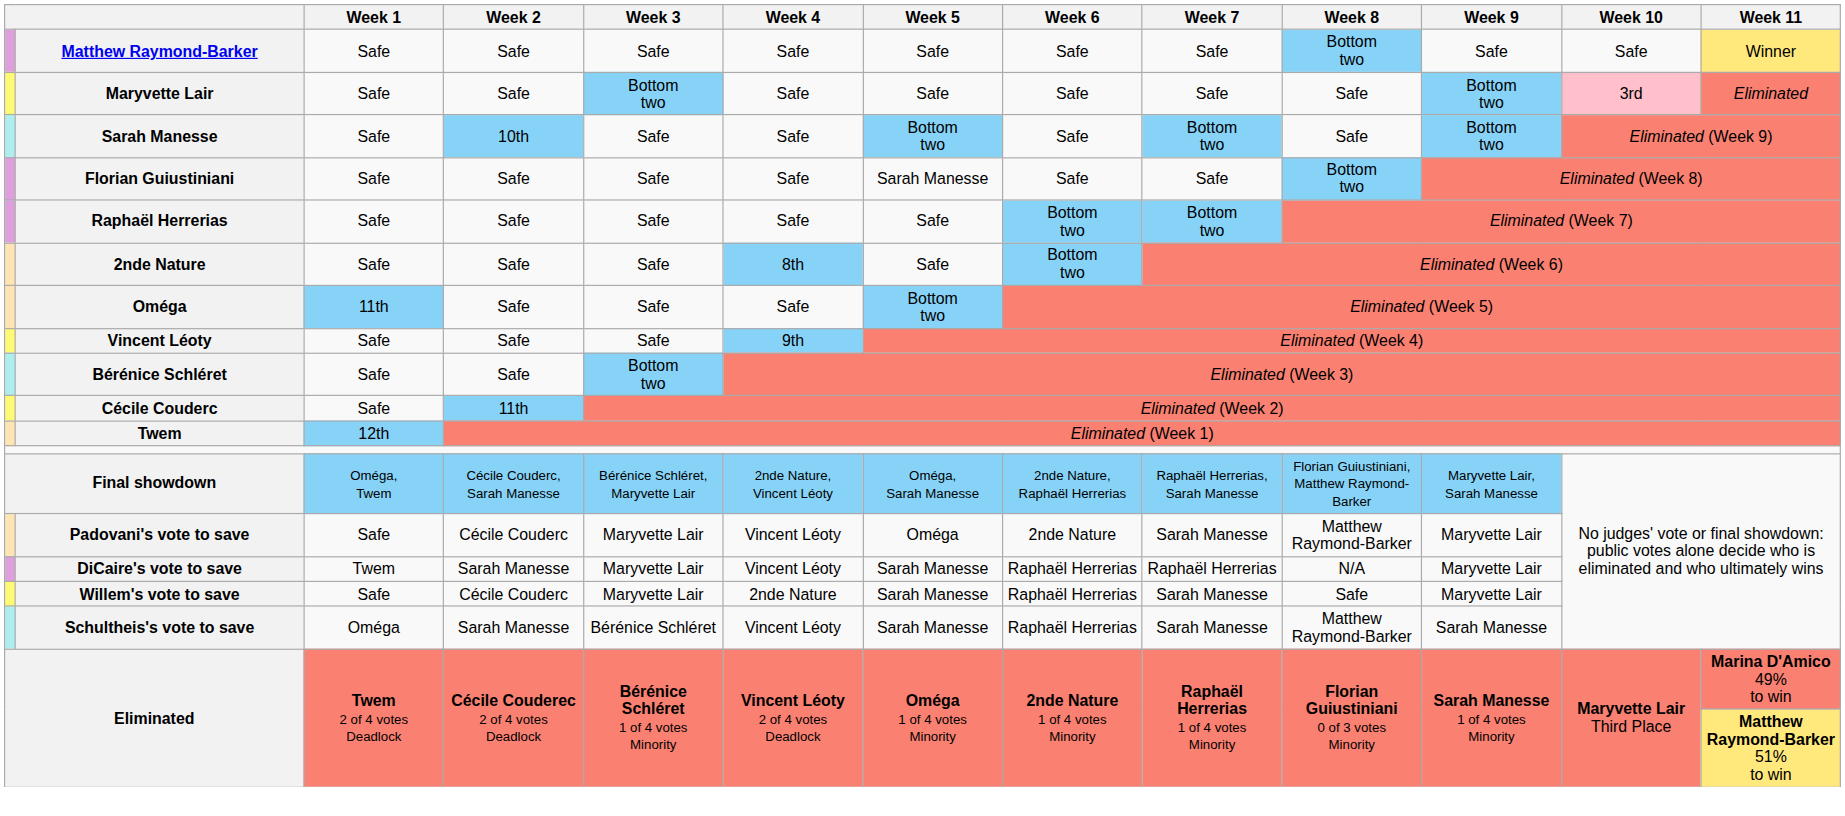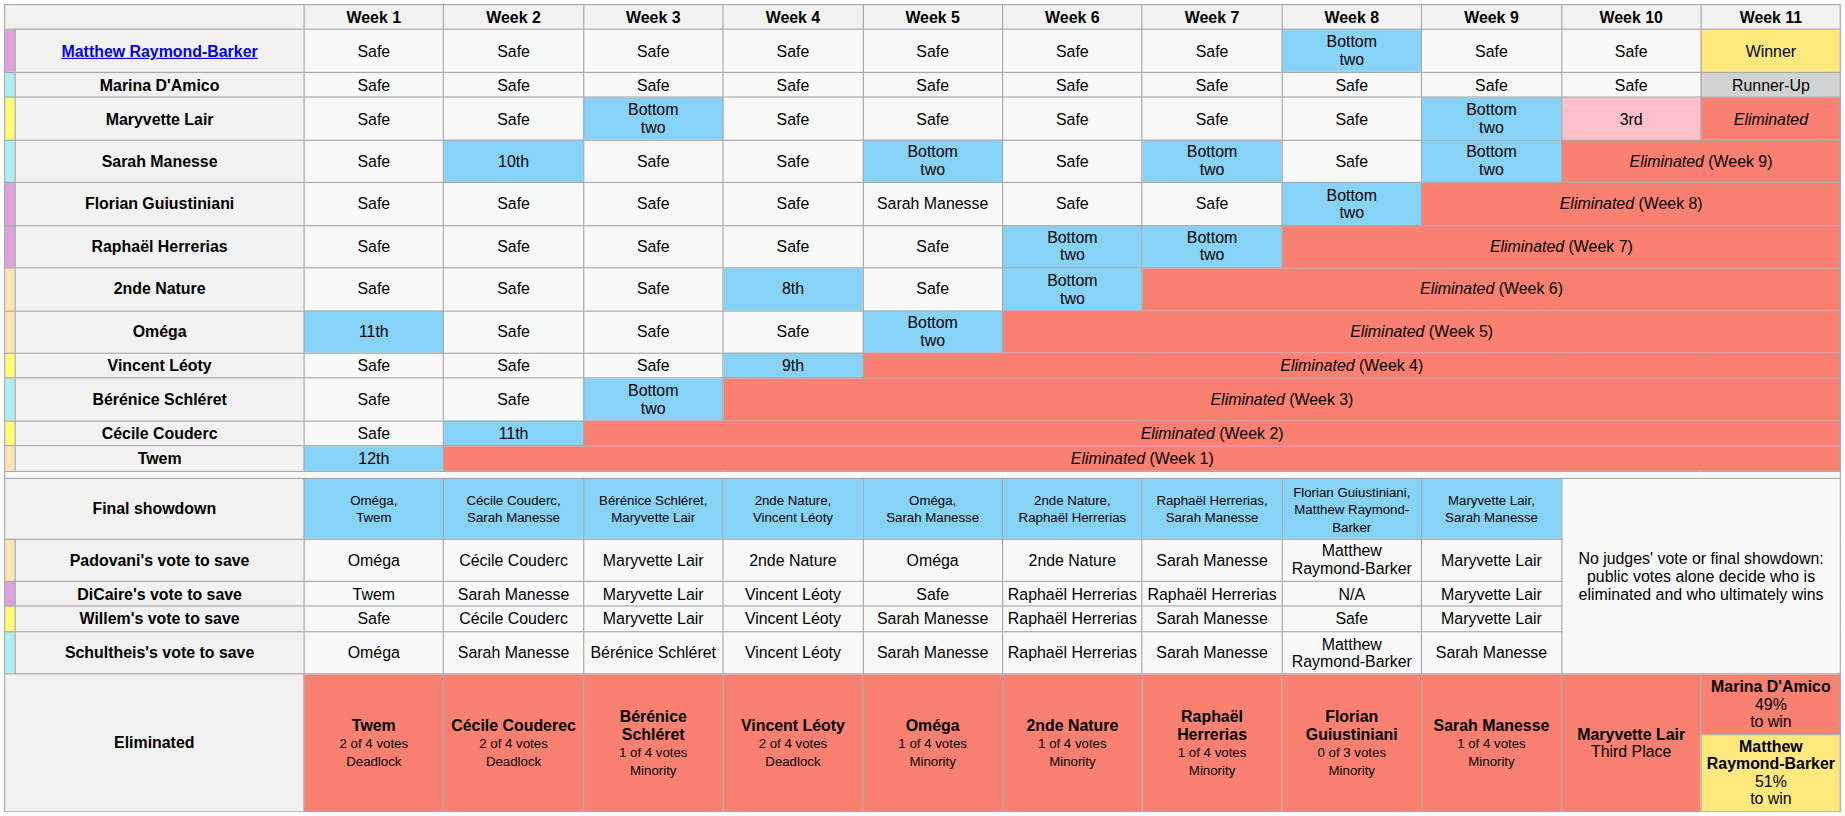+ row: (160, 84)
(374, 535) Safe -> (374, 560) Oméga
(793, 535) Vincent Léoty -> (793, 560) 2nde Nature
(933, 568) Sarah Manesse -> (933, 594) Safe
(793, 594) 2nde Nature -> (793, 619) Vincent Léoty
